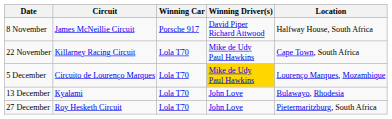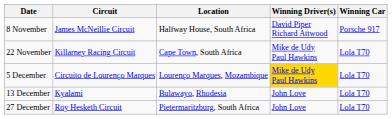columns swapped: (331, 10) <-> (182, 10)
